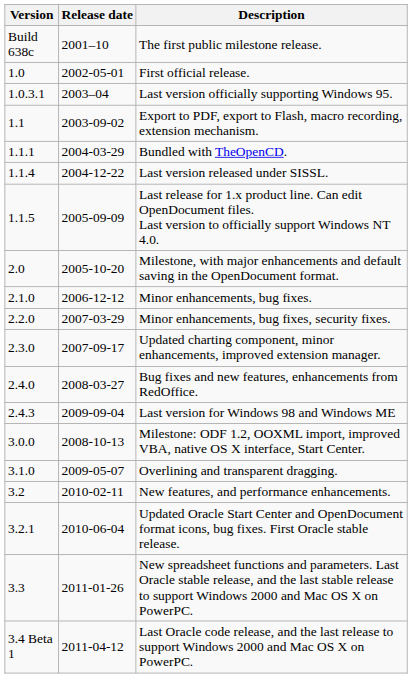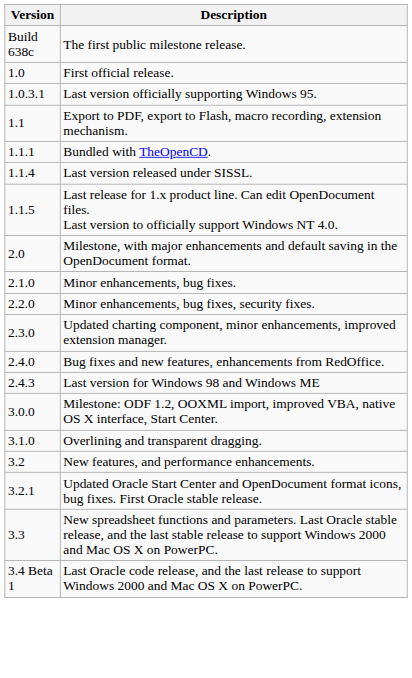- column: (97, 15)
